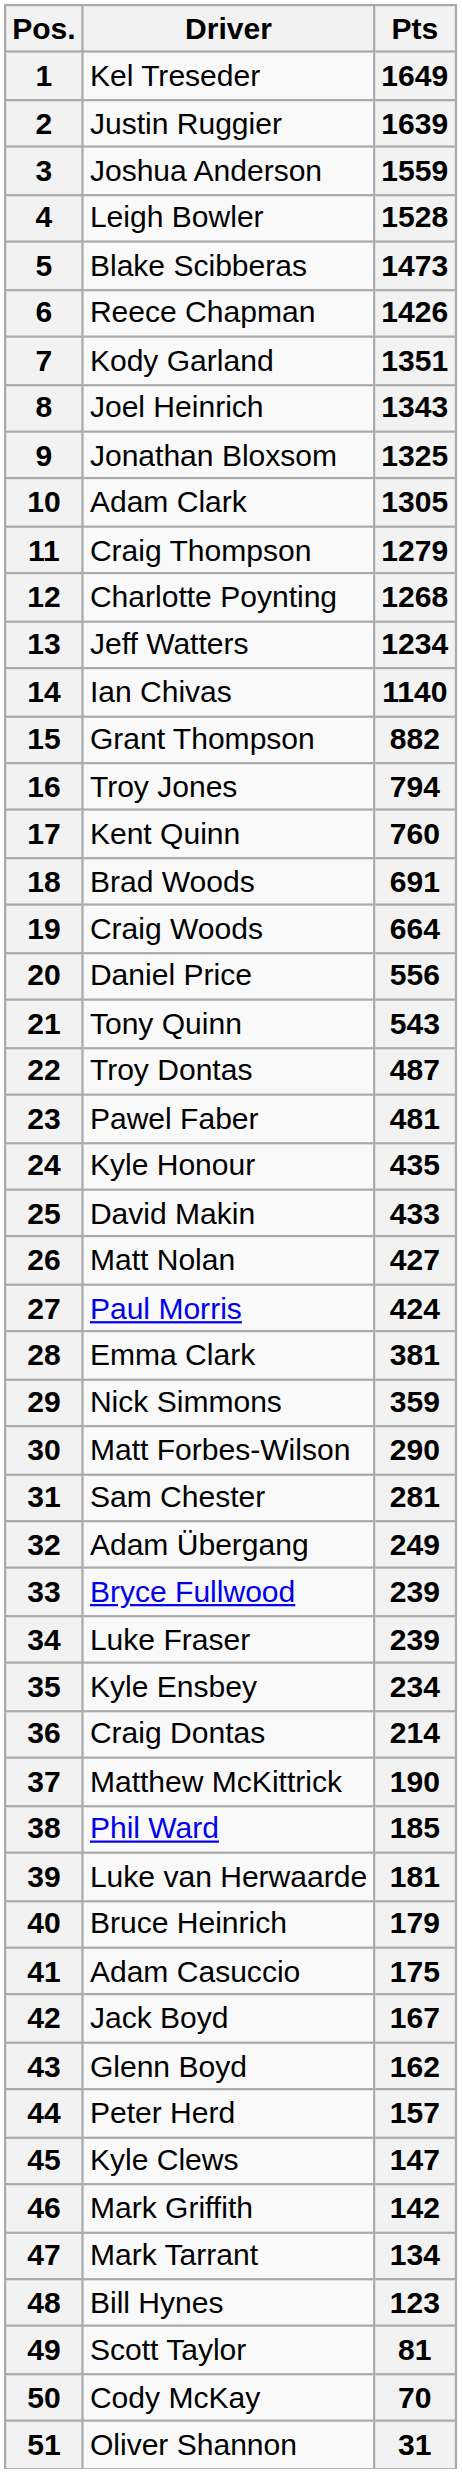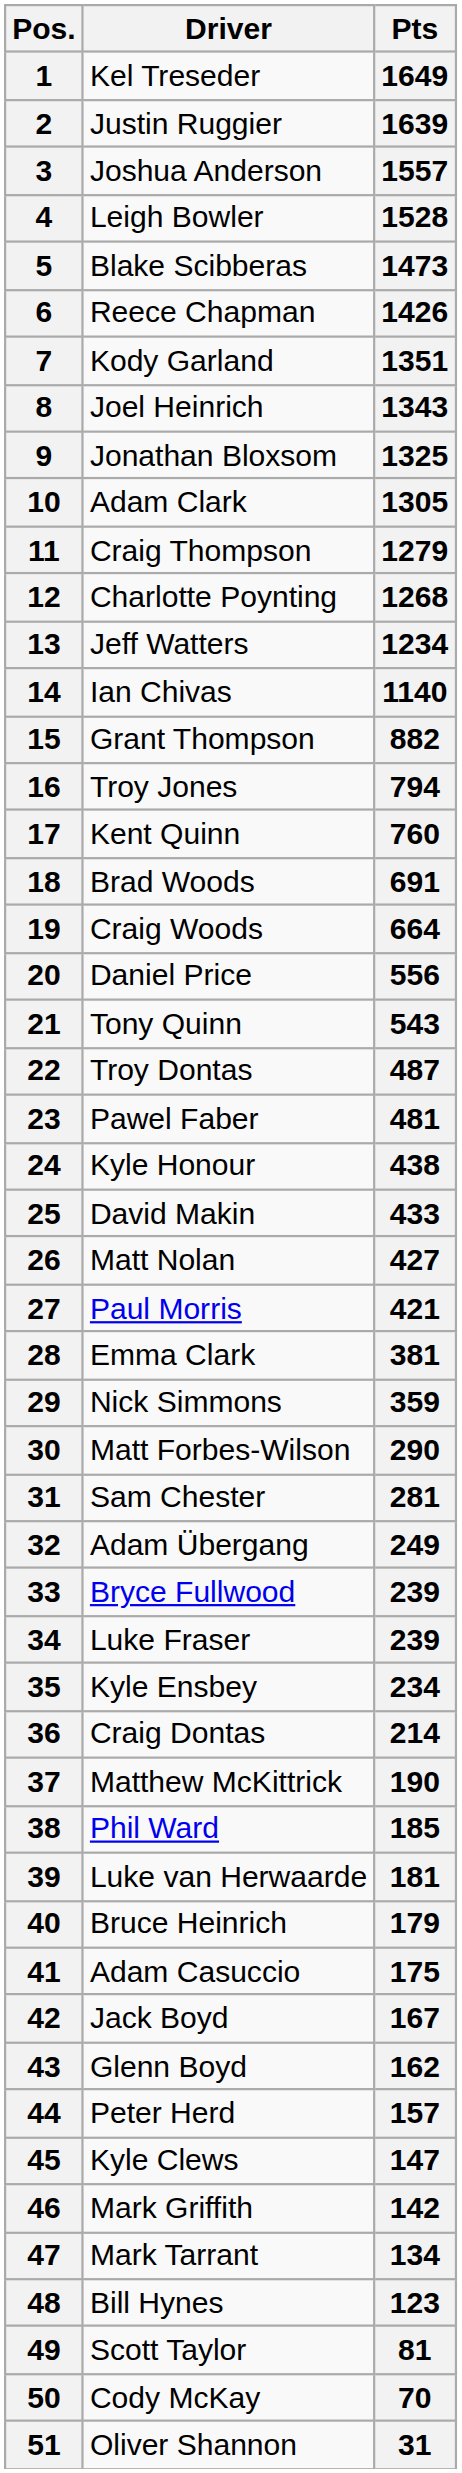(415, 171) 1559 -> (415, 171) 1557
(415, 1165) 435 -> (415, 1165) 438
(415, 1308) 424 -> (415, 1308) 421
